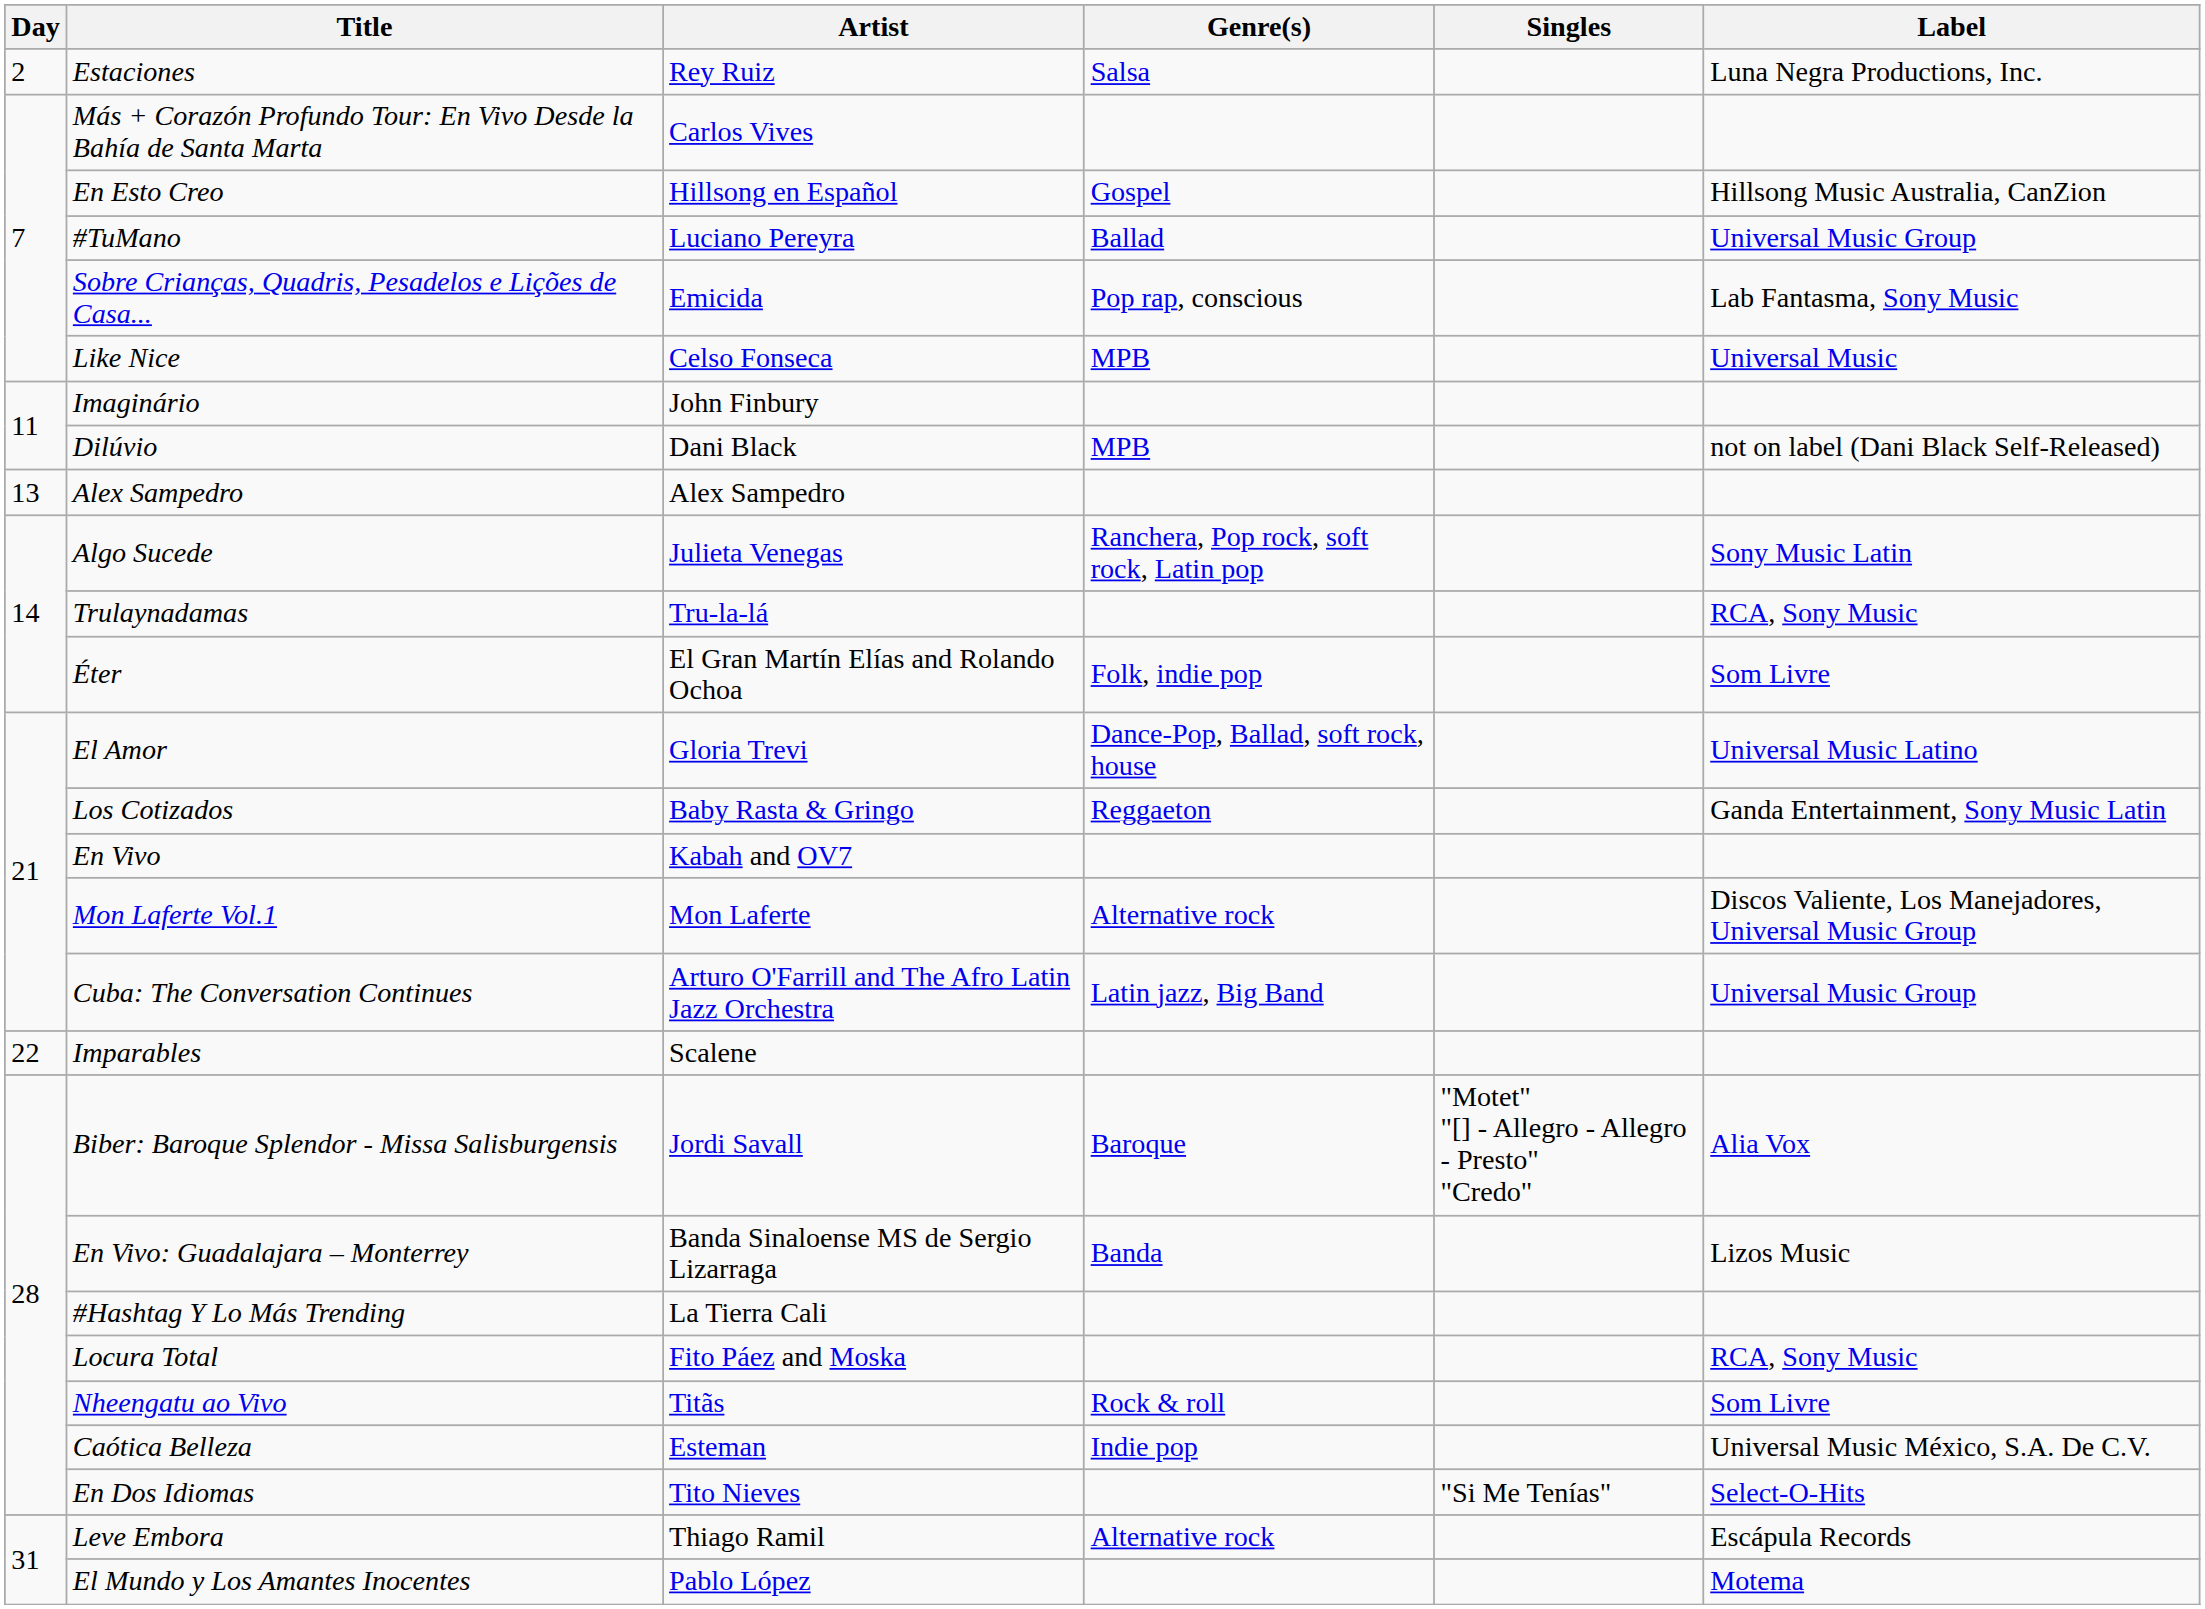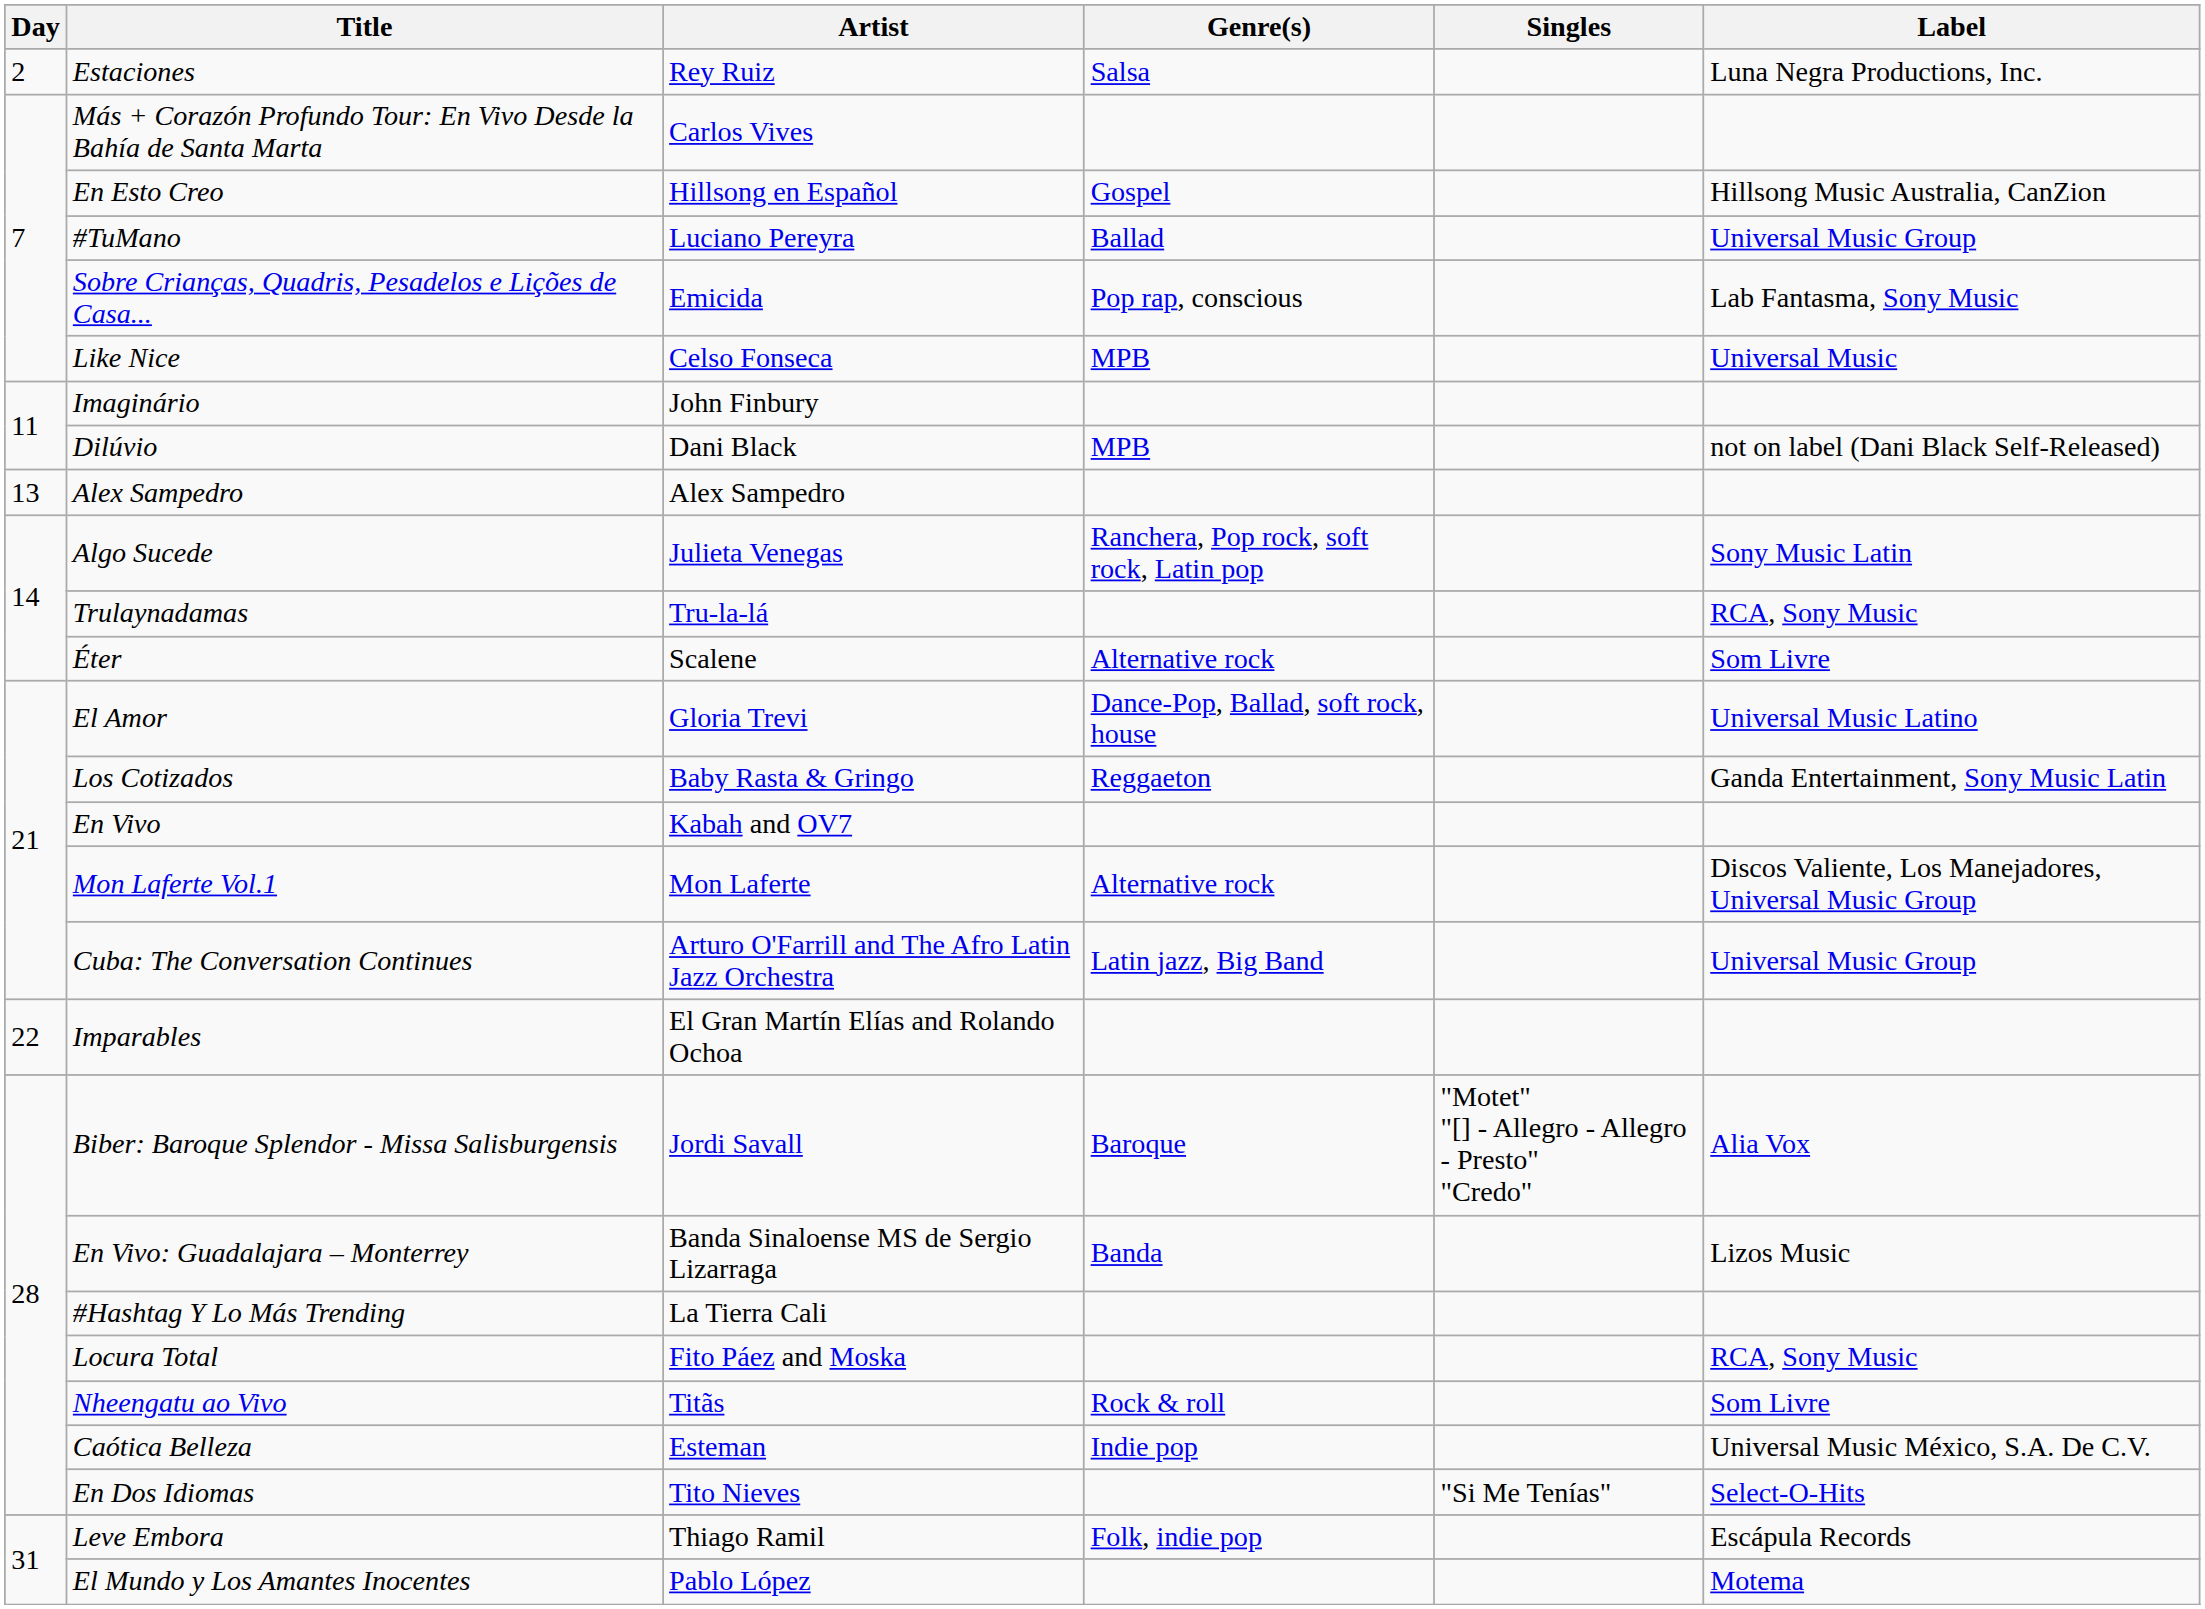(862, 673) El Gran Martín Elías and Rolando Ochoa -> (713, 657) Scalene
(1176, 673) Folk, indie pop -> (1183, 657) Alternative rock
(713, 1052) Scalene -> (862, 1036) El Gran Martín Elías and Rolando Ochoa
(1183, 1536) Alternative rock -> (1176, 1536) Folk, indie pop
